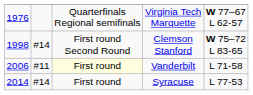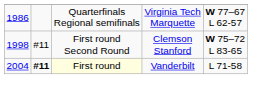(18, 17) 1976 -> (18, 17) 1986
(42, 44) #14 -> (41, 44) #11
(18, 66) 2006 -> (18, 66) 2004
(42, 66) normal -> (41, 66) bold
- row: (173, 81)
